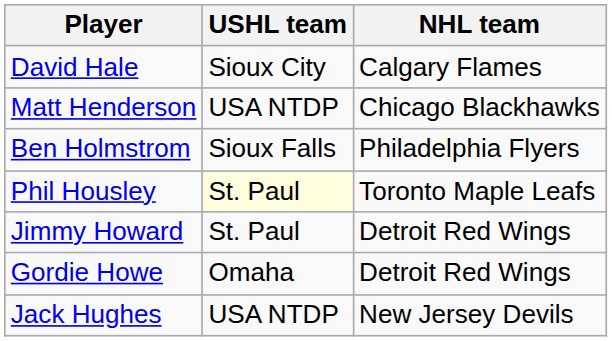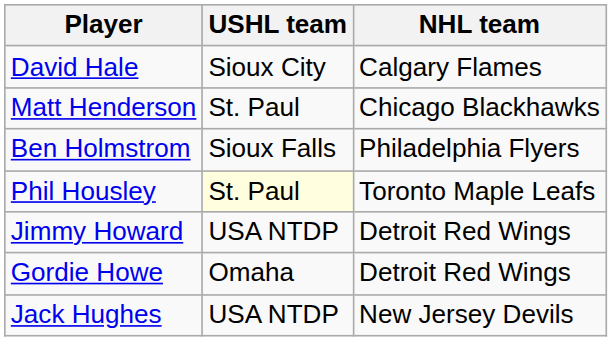(274, 107) USA NTDP -> (254, 107) St. Paul
(254, 231) St. Paul -> (274, 231) USA NTDP
